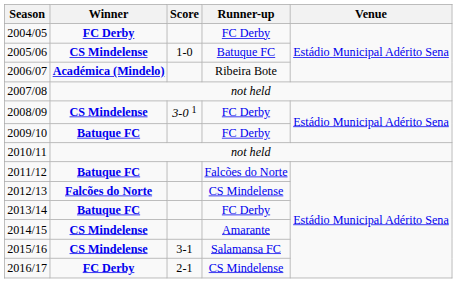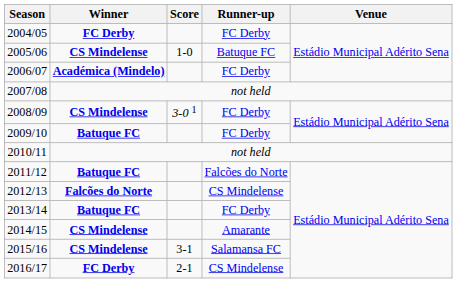(246, 71) Ribeira Bote -> (246, 71) FC Derby
